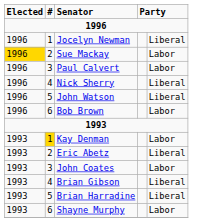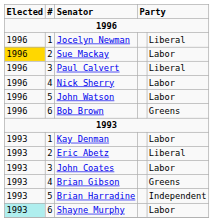(162, 68) Labor -> (167, 68) Liberal
(167, 82) Liberal -> (162, 82) Labor
(167, 97) Liberal -> (162, 97) Labor
(162, 111) Labor -> (165, 111) Greens
(50, 139) gold background -> (50, 139) no background
(167, 182) Liberal -> (165, 182) Greens
(167, 196) Liberal -> (178, 196) Independent
(17, 210) no background -> (17, 210) paleturquoise background
